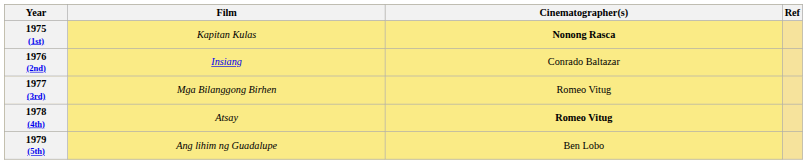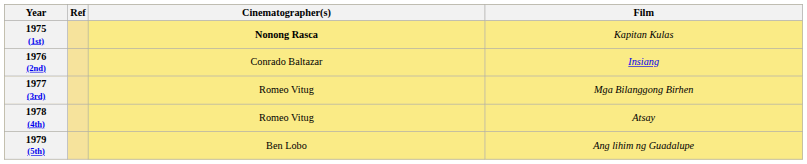columns swapped: (227, 12) <-> (792, 12)
(584, 117) bold -> (286, 117) normal
